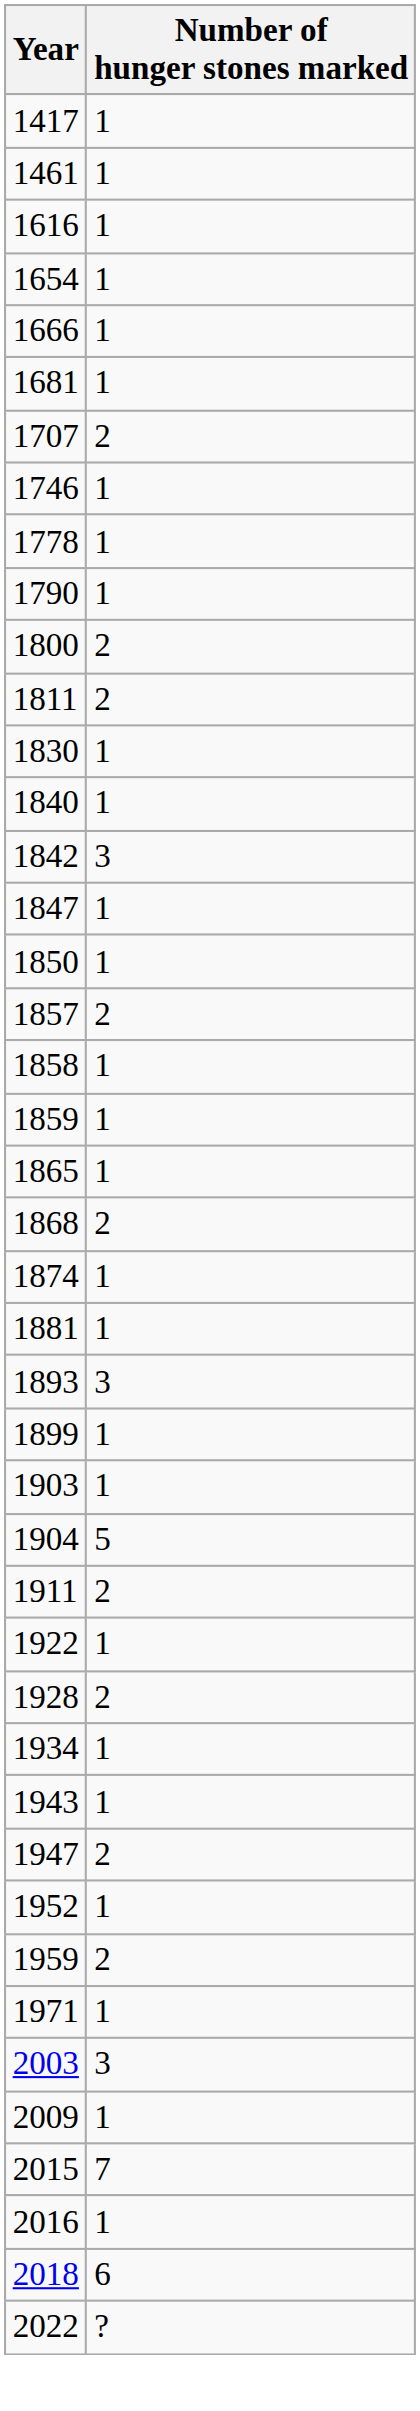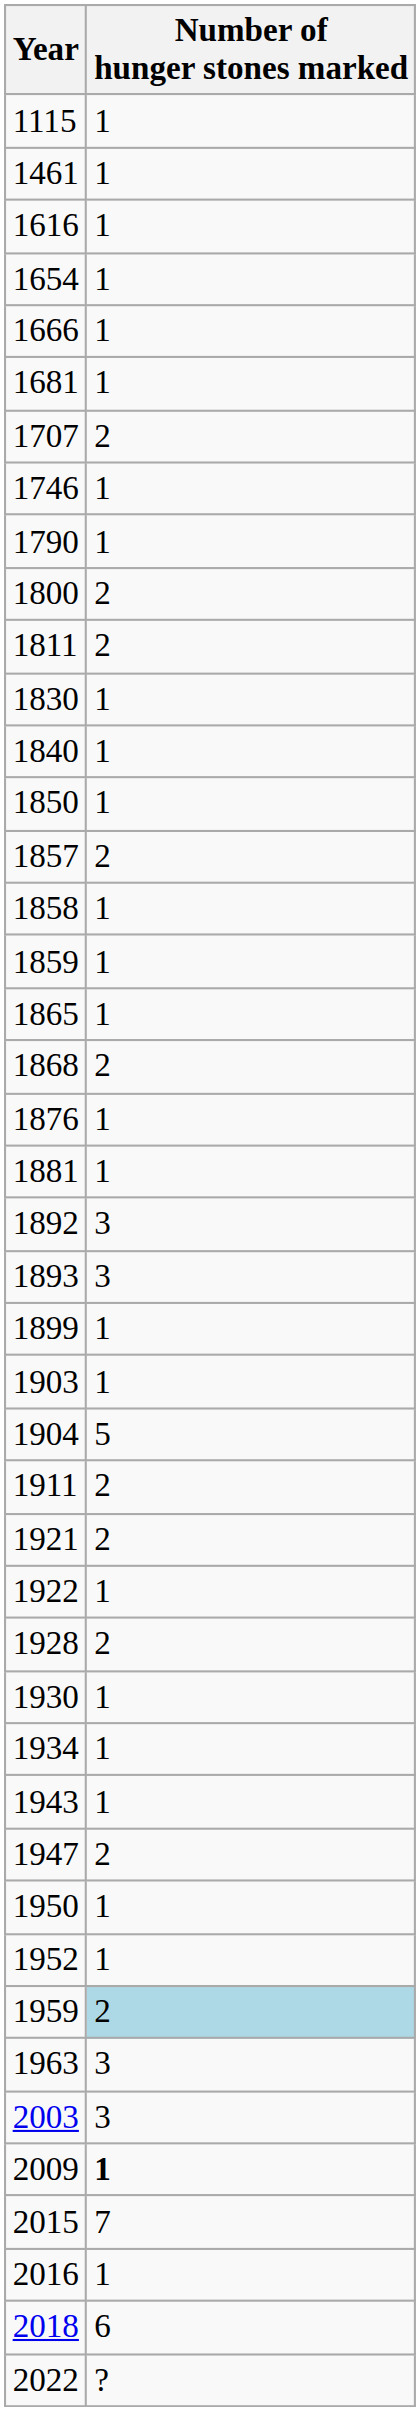+ row: (45, 120)
- row: (46, 120)
- row: (46, 540)
- row: (46, 855)
- row: (46, 908)
- row: (46, 1276)
+ row: (46, 1118)
+ row: (46, 1223)
+ row: (46, 1538)
+ row: (46, 1696)
+ row: (46, 1906)
(102, 1958) no background -> (102, 2011) lightblue background
+ row: (46, 2064)
- row: (46, 2011)
(102, 2116) normal -> (102, 2169) bold
